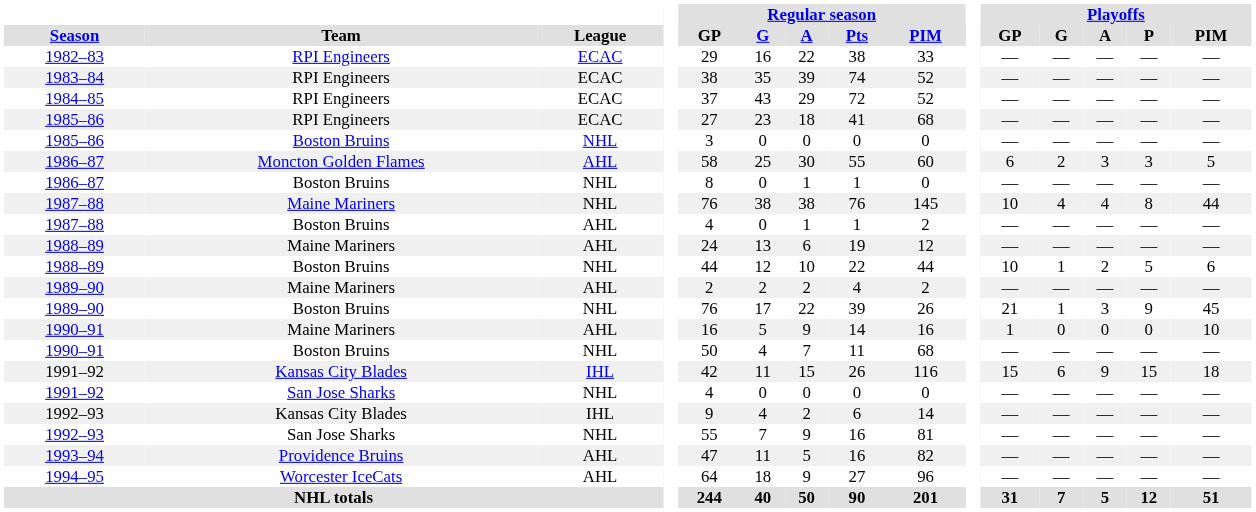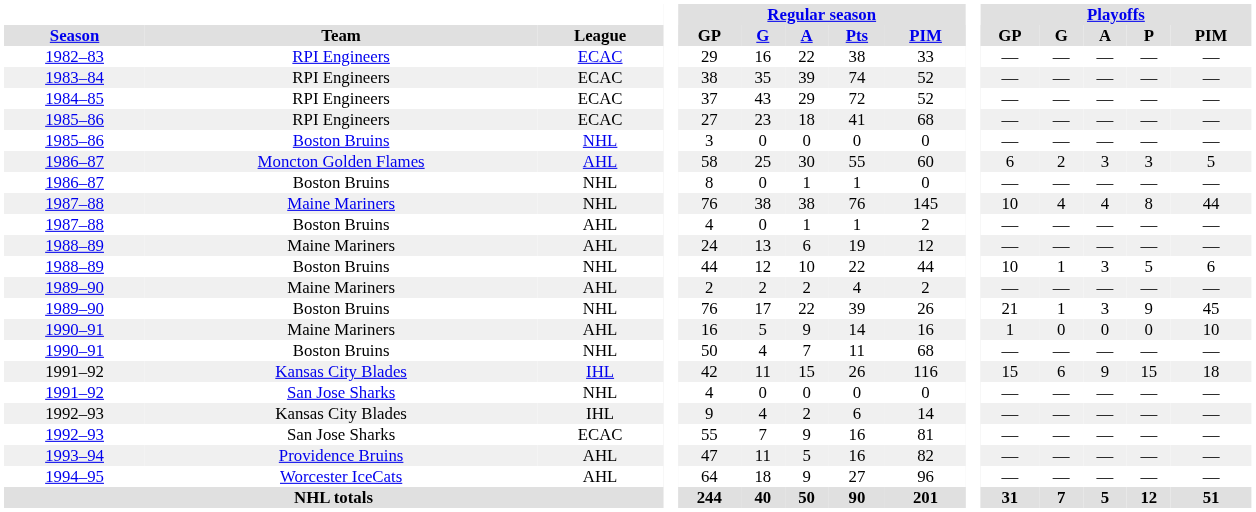(1105, 266) 2 -> (1105, 266) 3
(600, 434) NHL -> (600, 434) ECAC
